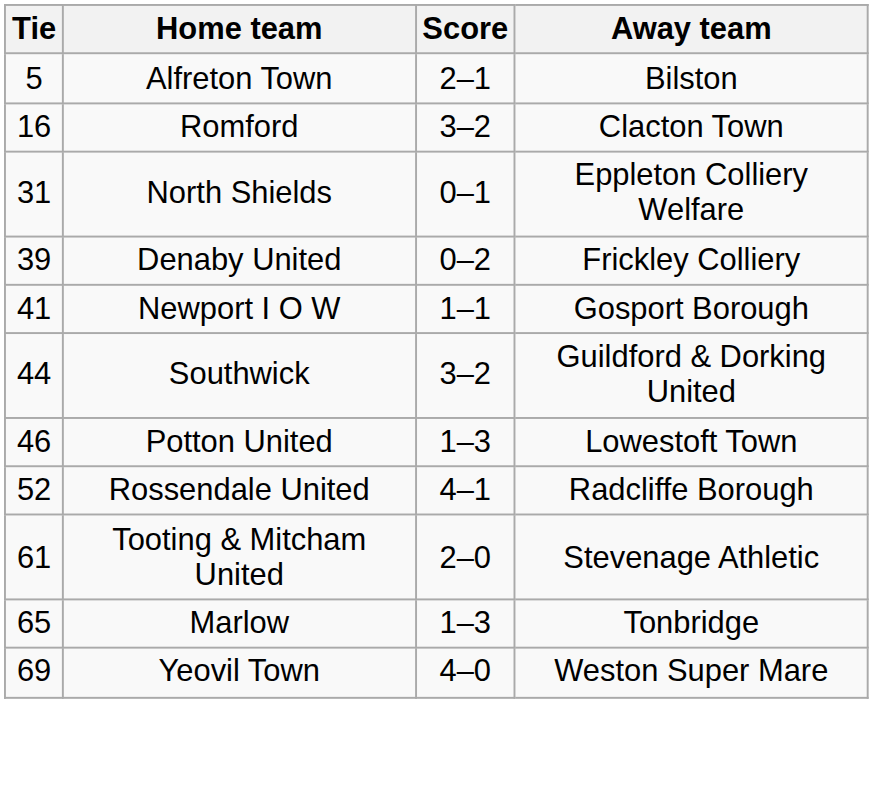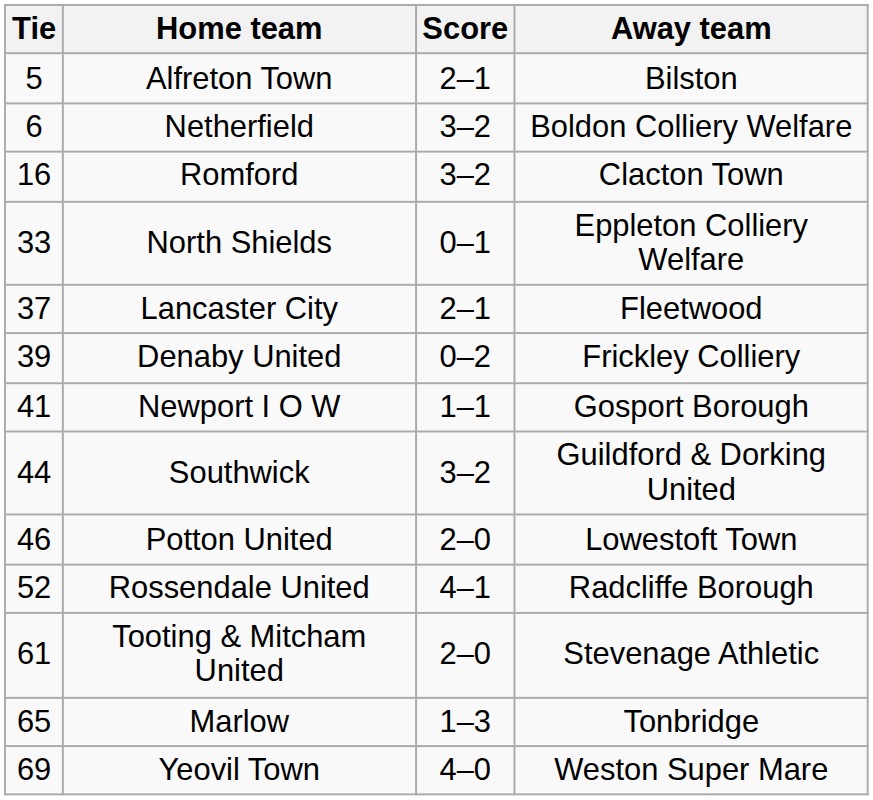+ row: (239, 126)
(34, 193) 31 -> (34, 242) 33
+ row: (239, 308)
(465, 441) 1–3 -> (465, 539) 2–0
